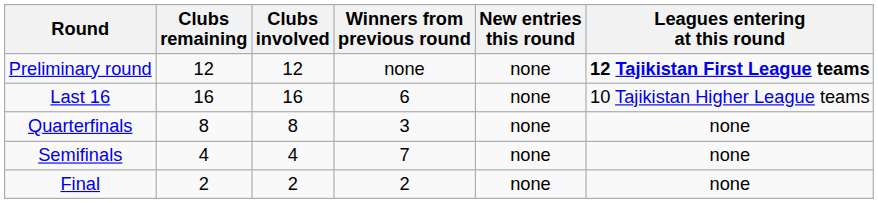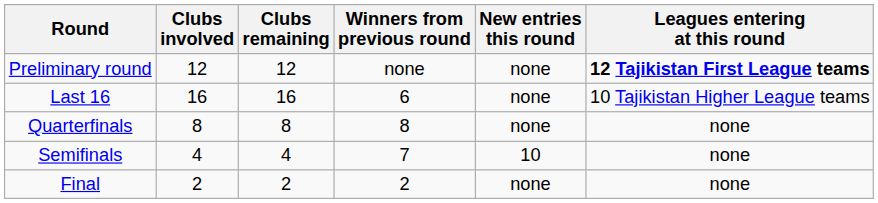columns swapped: (204, 29) <-> (293, 29)
(404, 126) 3 -> (404, 126) 8
(530, 155) none -> (530, 155) 10
